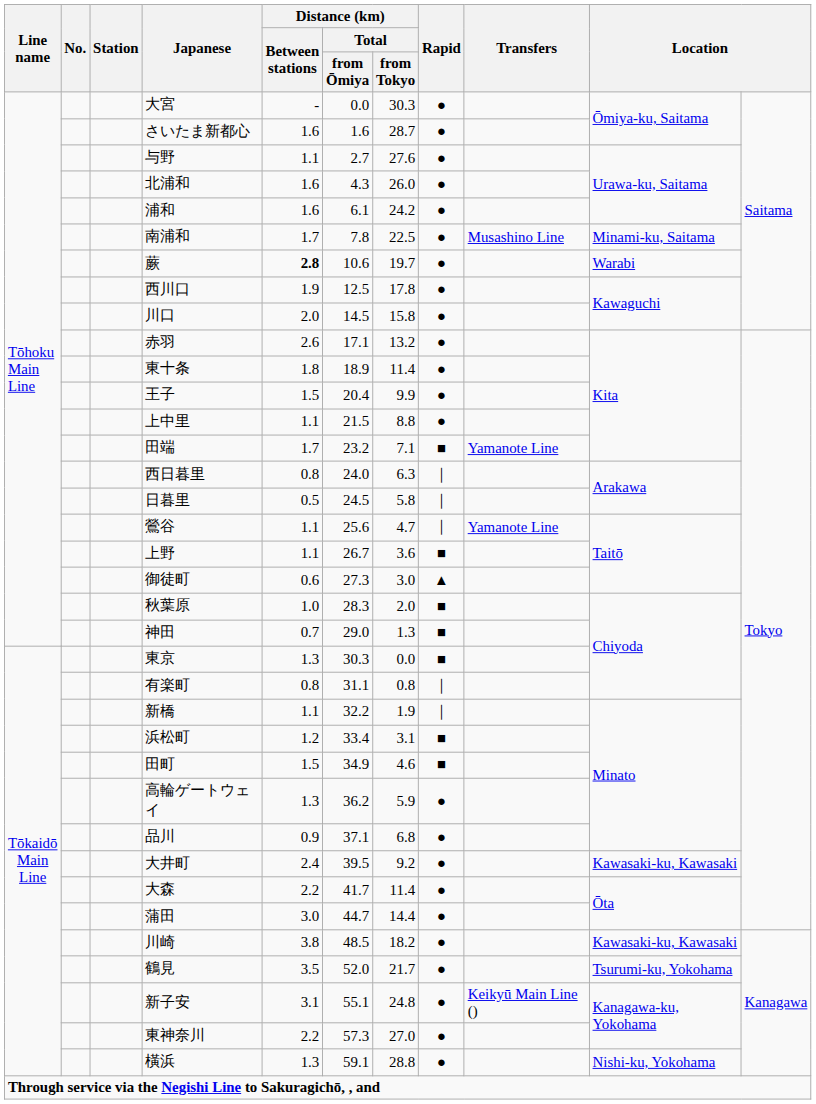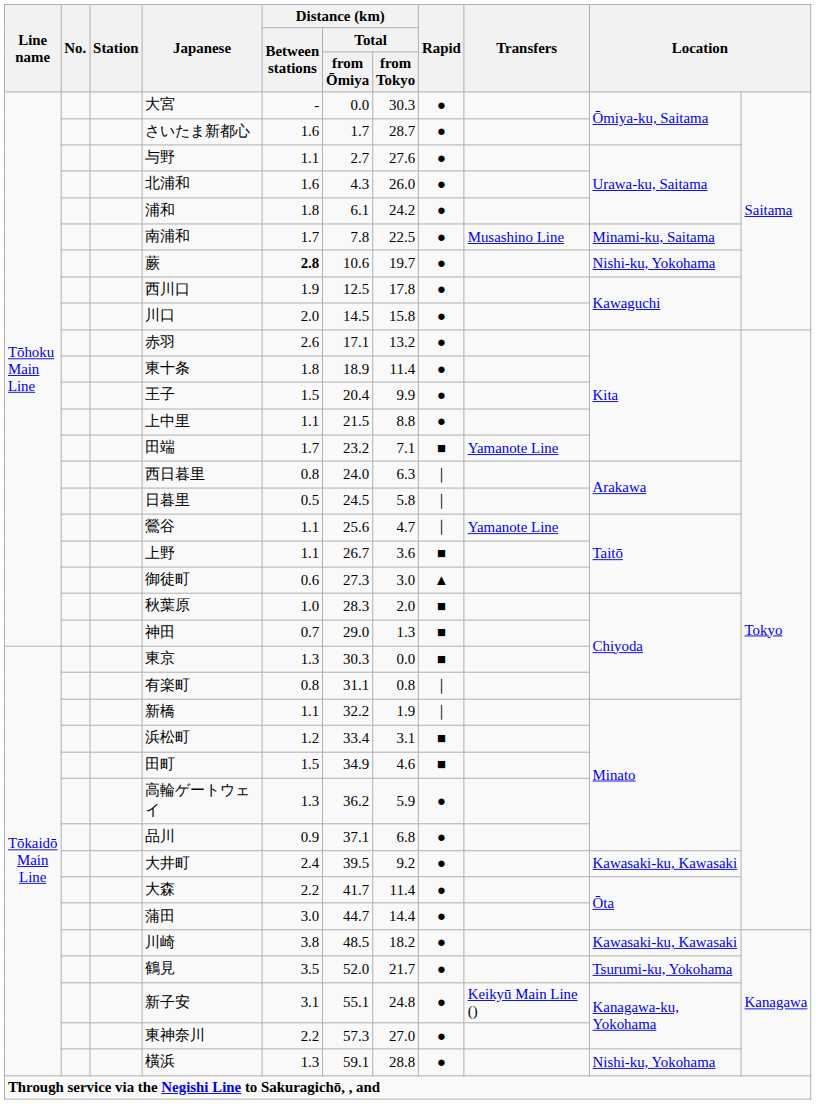(360, 131) 1.6 -> (360, 131) 1.7
(310, 210) 1.6 -> (310, 210) 1.8
(614, 263) Warabi -> (654, 263) Nishi-ku, Yokohama
